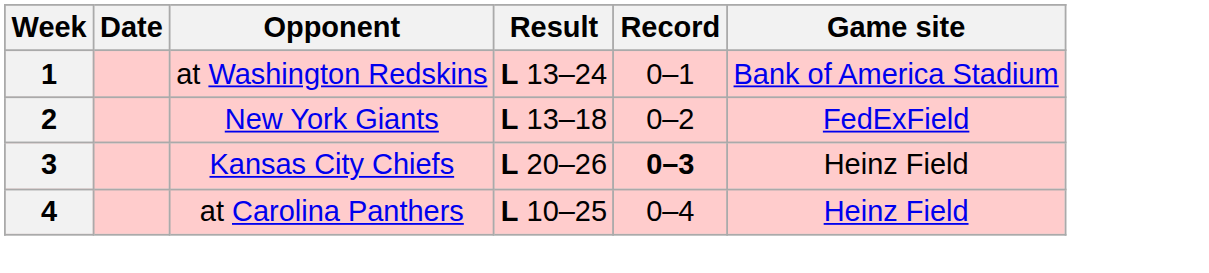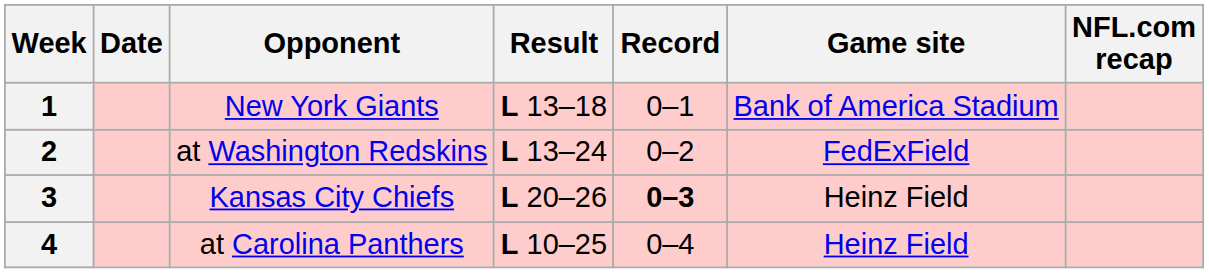+ column: (1134, 43)
(332, 73) at Washington Redskins -> (332, 105) New York Giants
(554, 73) L 13–24 -> (554, 105) L 13–18
(332, 119) New York Giants -> (332, 151) at Washington Redskins
(554, 119) L 13–18 -> (554, 151) L 13–24
